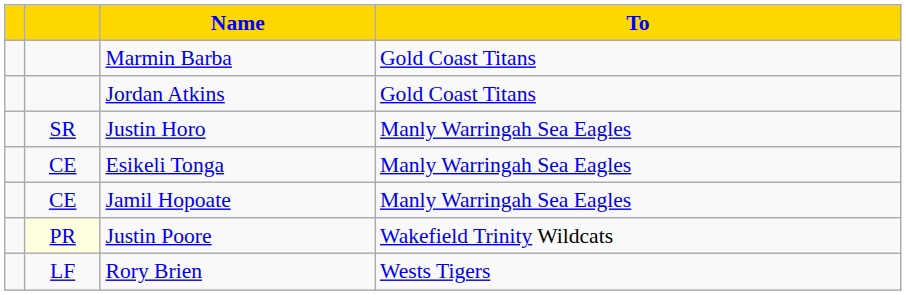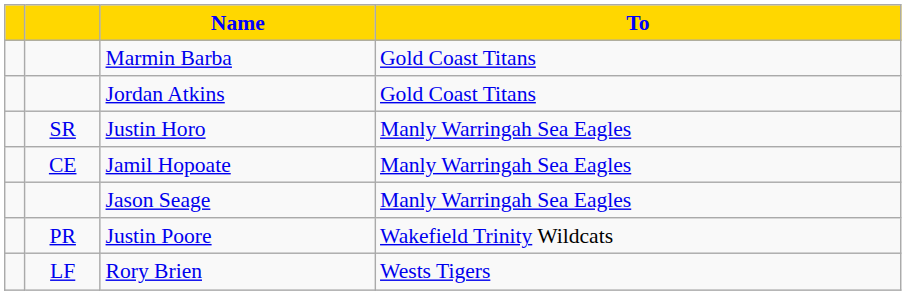- row: (165, 164)
+ row: (158, 200)
(63, 236) lightyellow background -> (63, 236) no background
